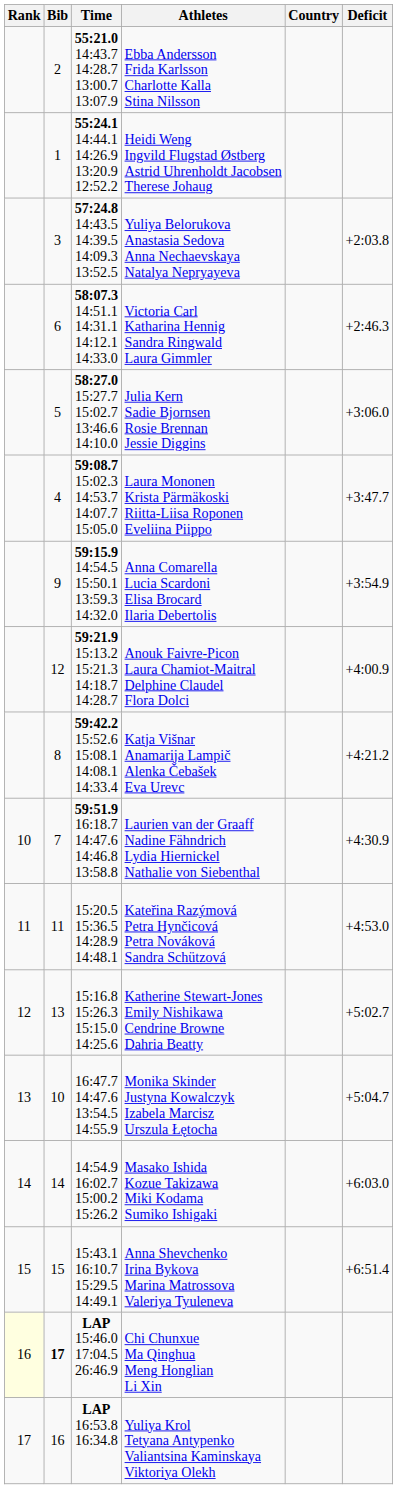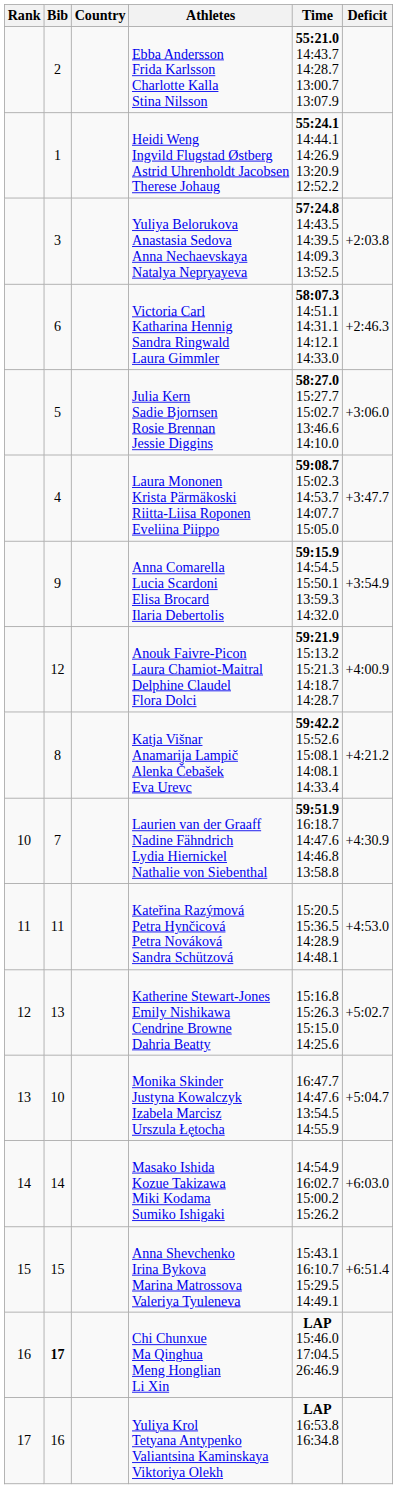columns swapped: (314, 15) <-> (96, 15)
(24, 1355) lightyellow background -> (24, 1355) no background
